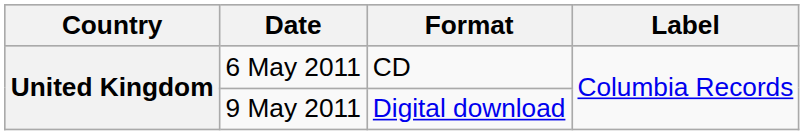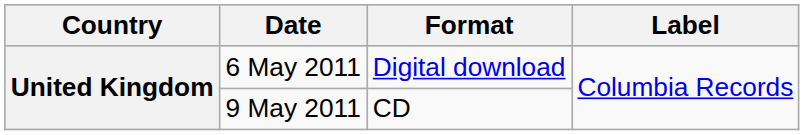(392, 66) CD -> (469, 66) Digital download
(469, 108) Digital download -> (392, 108) CD
